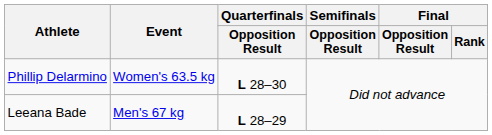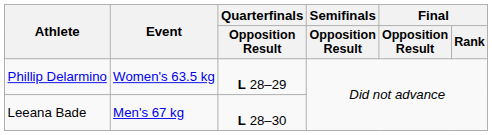(262, 85) L 28–30 -> (262, 85) L 28–29
(262, 120) L 28–29 -> (262, 120) L 28–30
